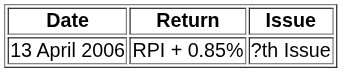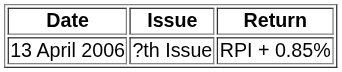columns swapped: (291, 21) <-> (188, 21)
